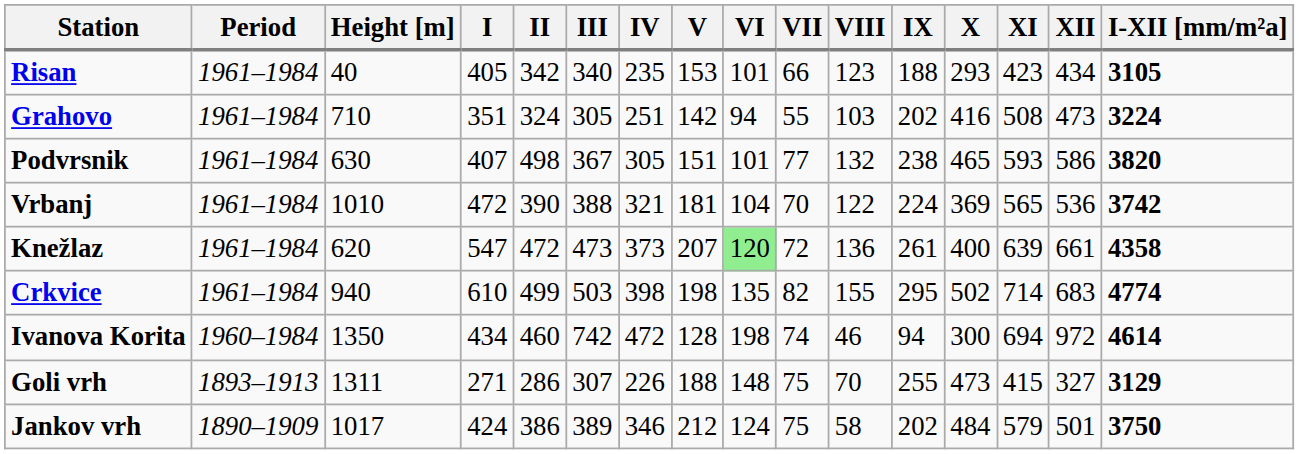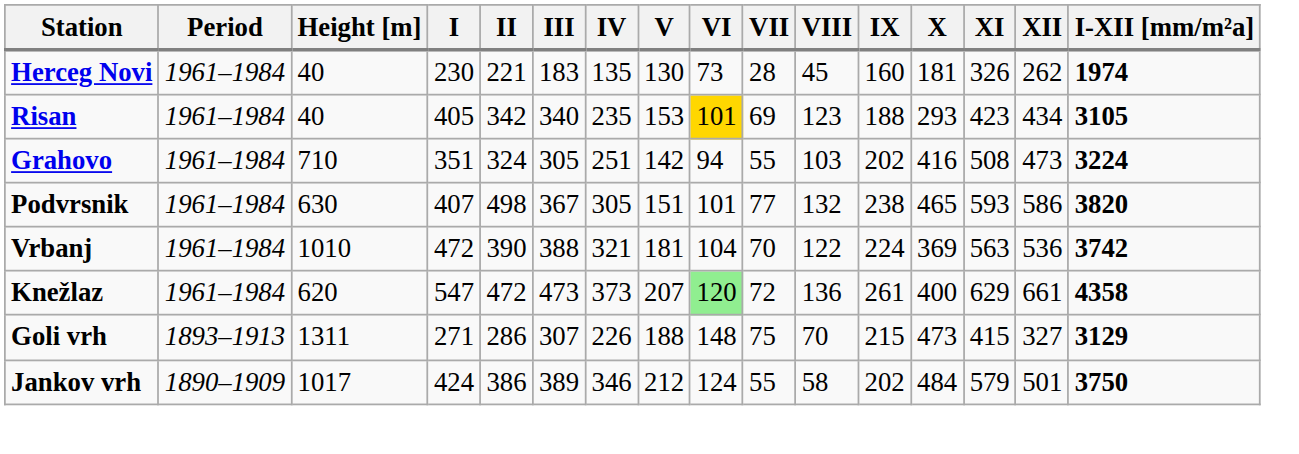+ row: (82, 72)
(750, 72) no background -> (717, 116) gold background
(796, 72) 66 -> (762, 116) 69
(1023, 204) 565 -> (990, 249) 563
(1023, 249) 639 -> (990, 293) 629
- row: (56, 293)
- row: (98, 337)
(918, 381) 255 -> (885, 337) 215
(796, 425) 75 -> (762, 381) 55
